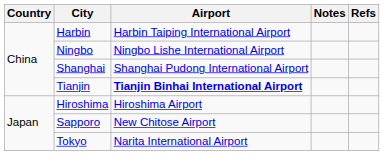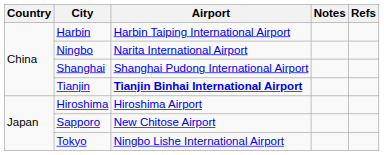(199, 50) Ningbo Lishe International Airport -> (181, 50) Narita International Airport
(181, 141) Narita International Airport -> (199, 141) Ningbo Lishe International Airport
